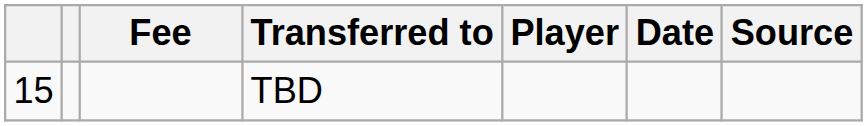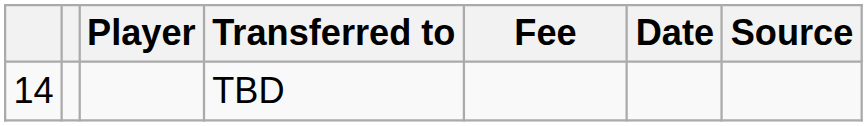columns swapped: (565, 33) <-> (160, 33)
(34, 90) 15 -> (34, 90) 14
